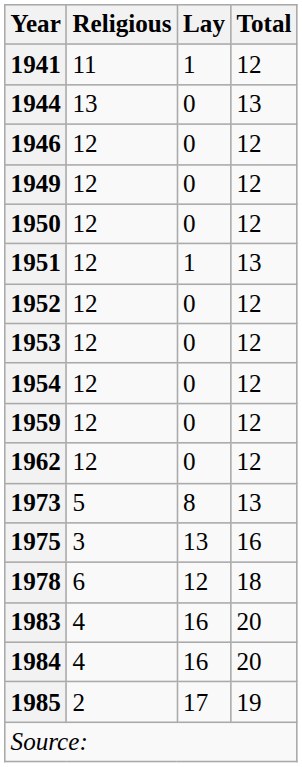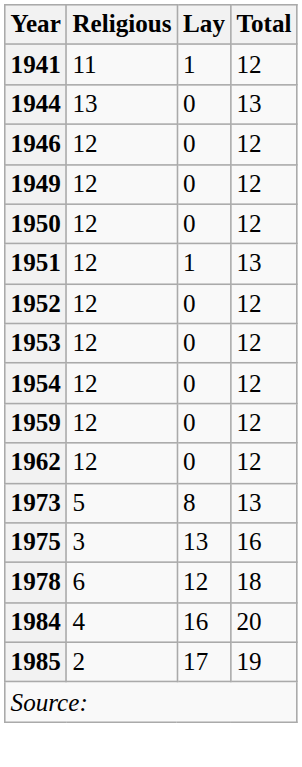- row: (36, 622)
